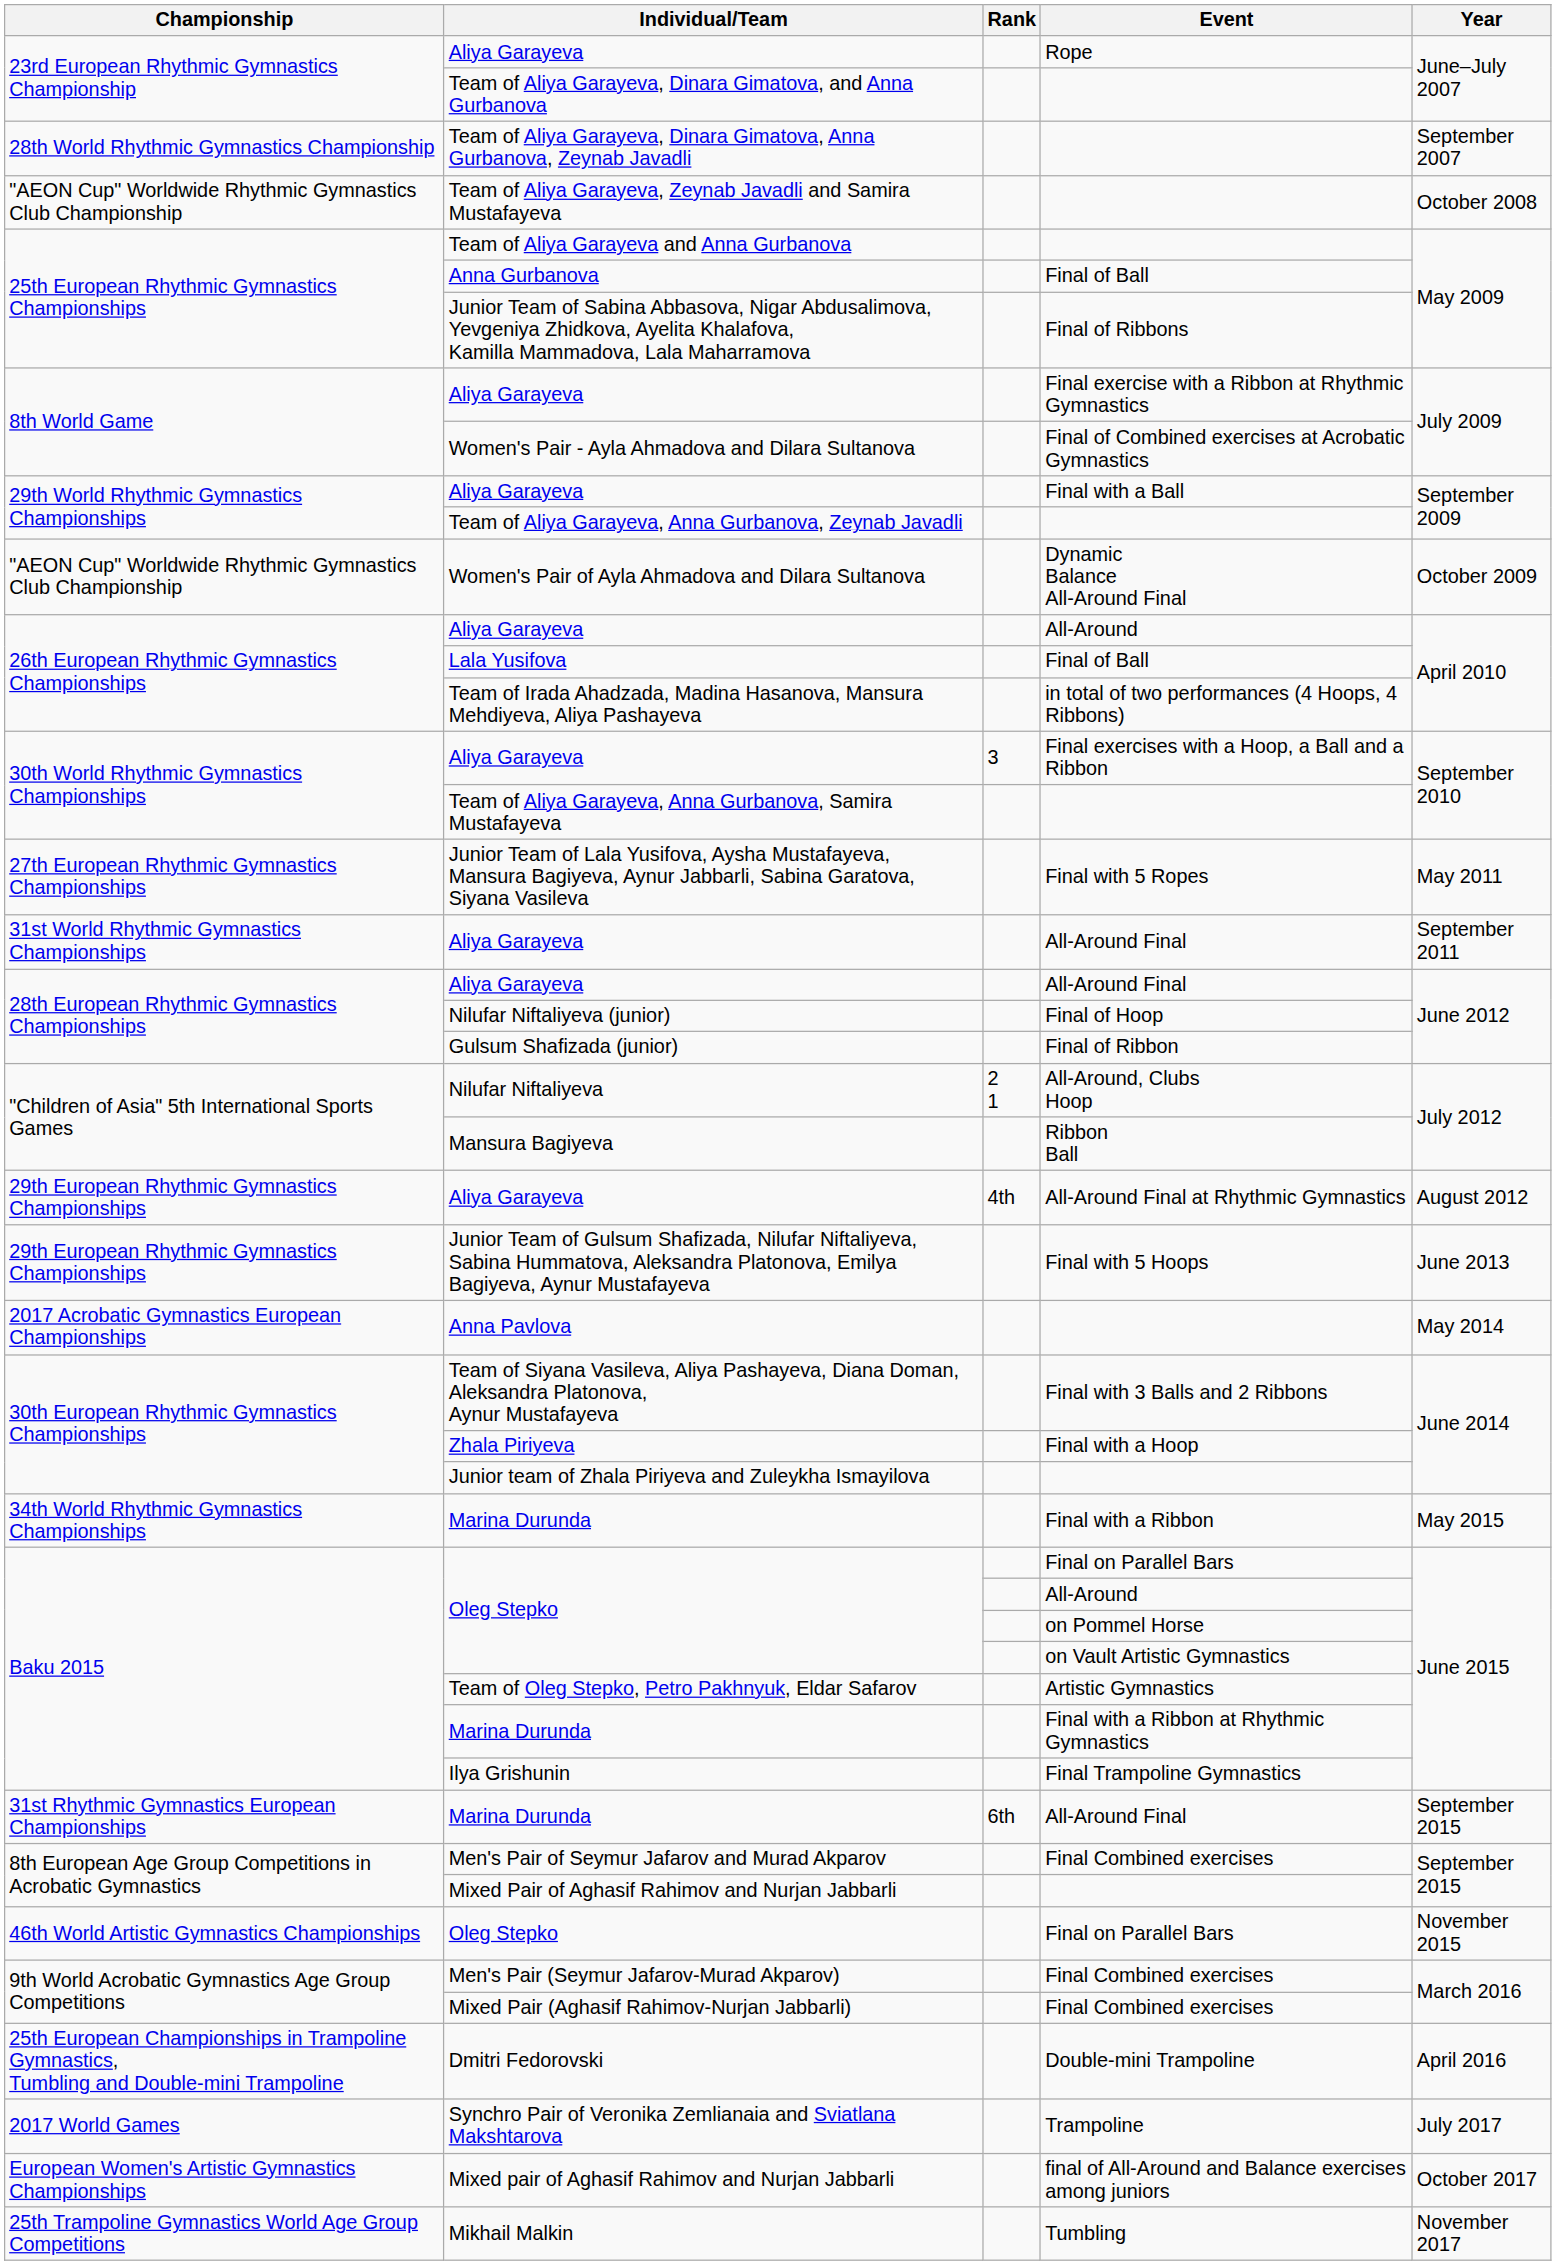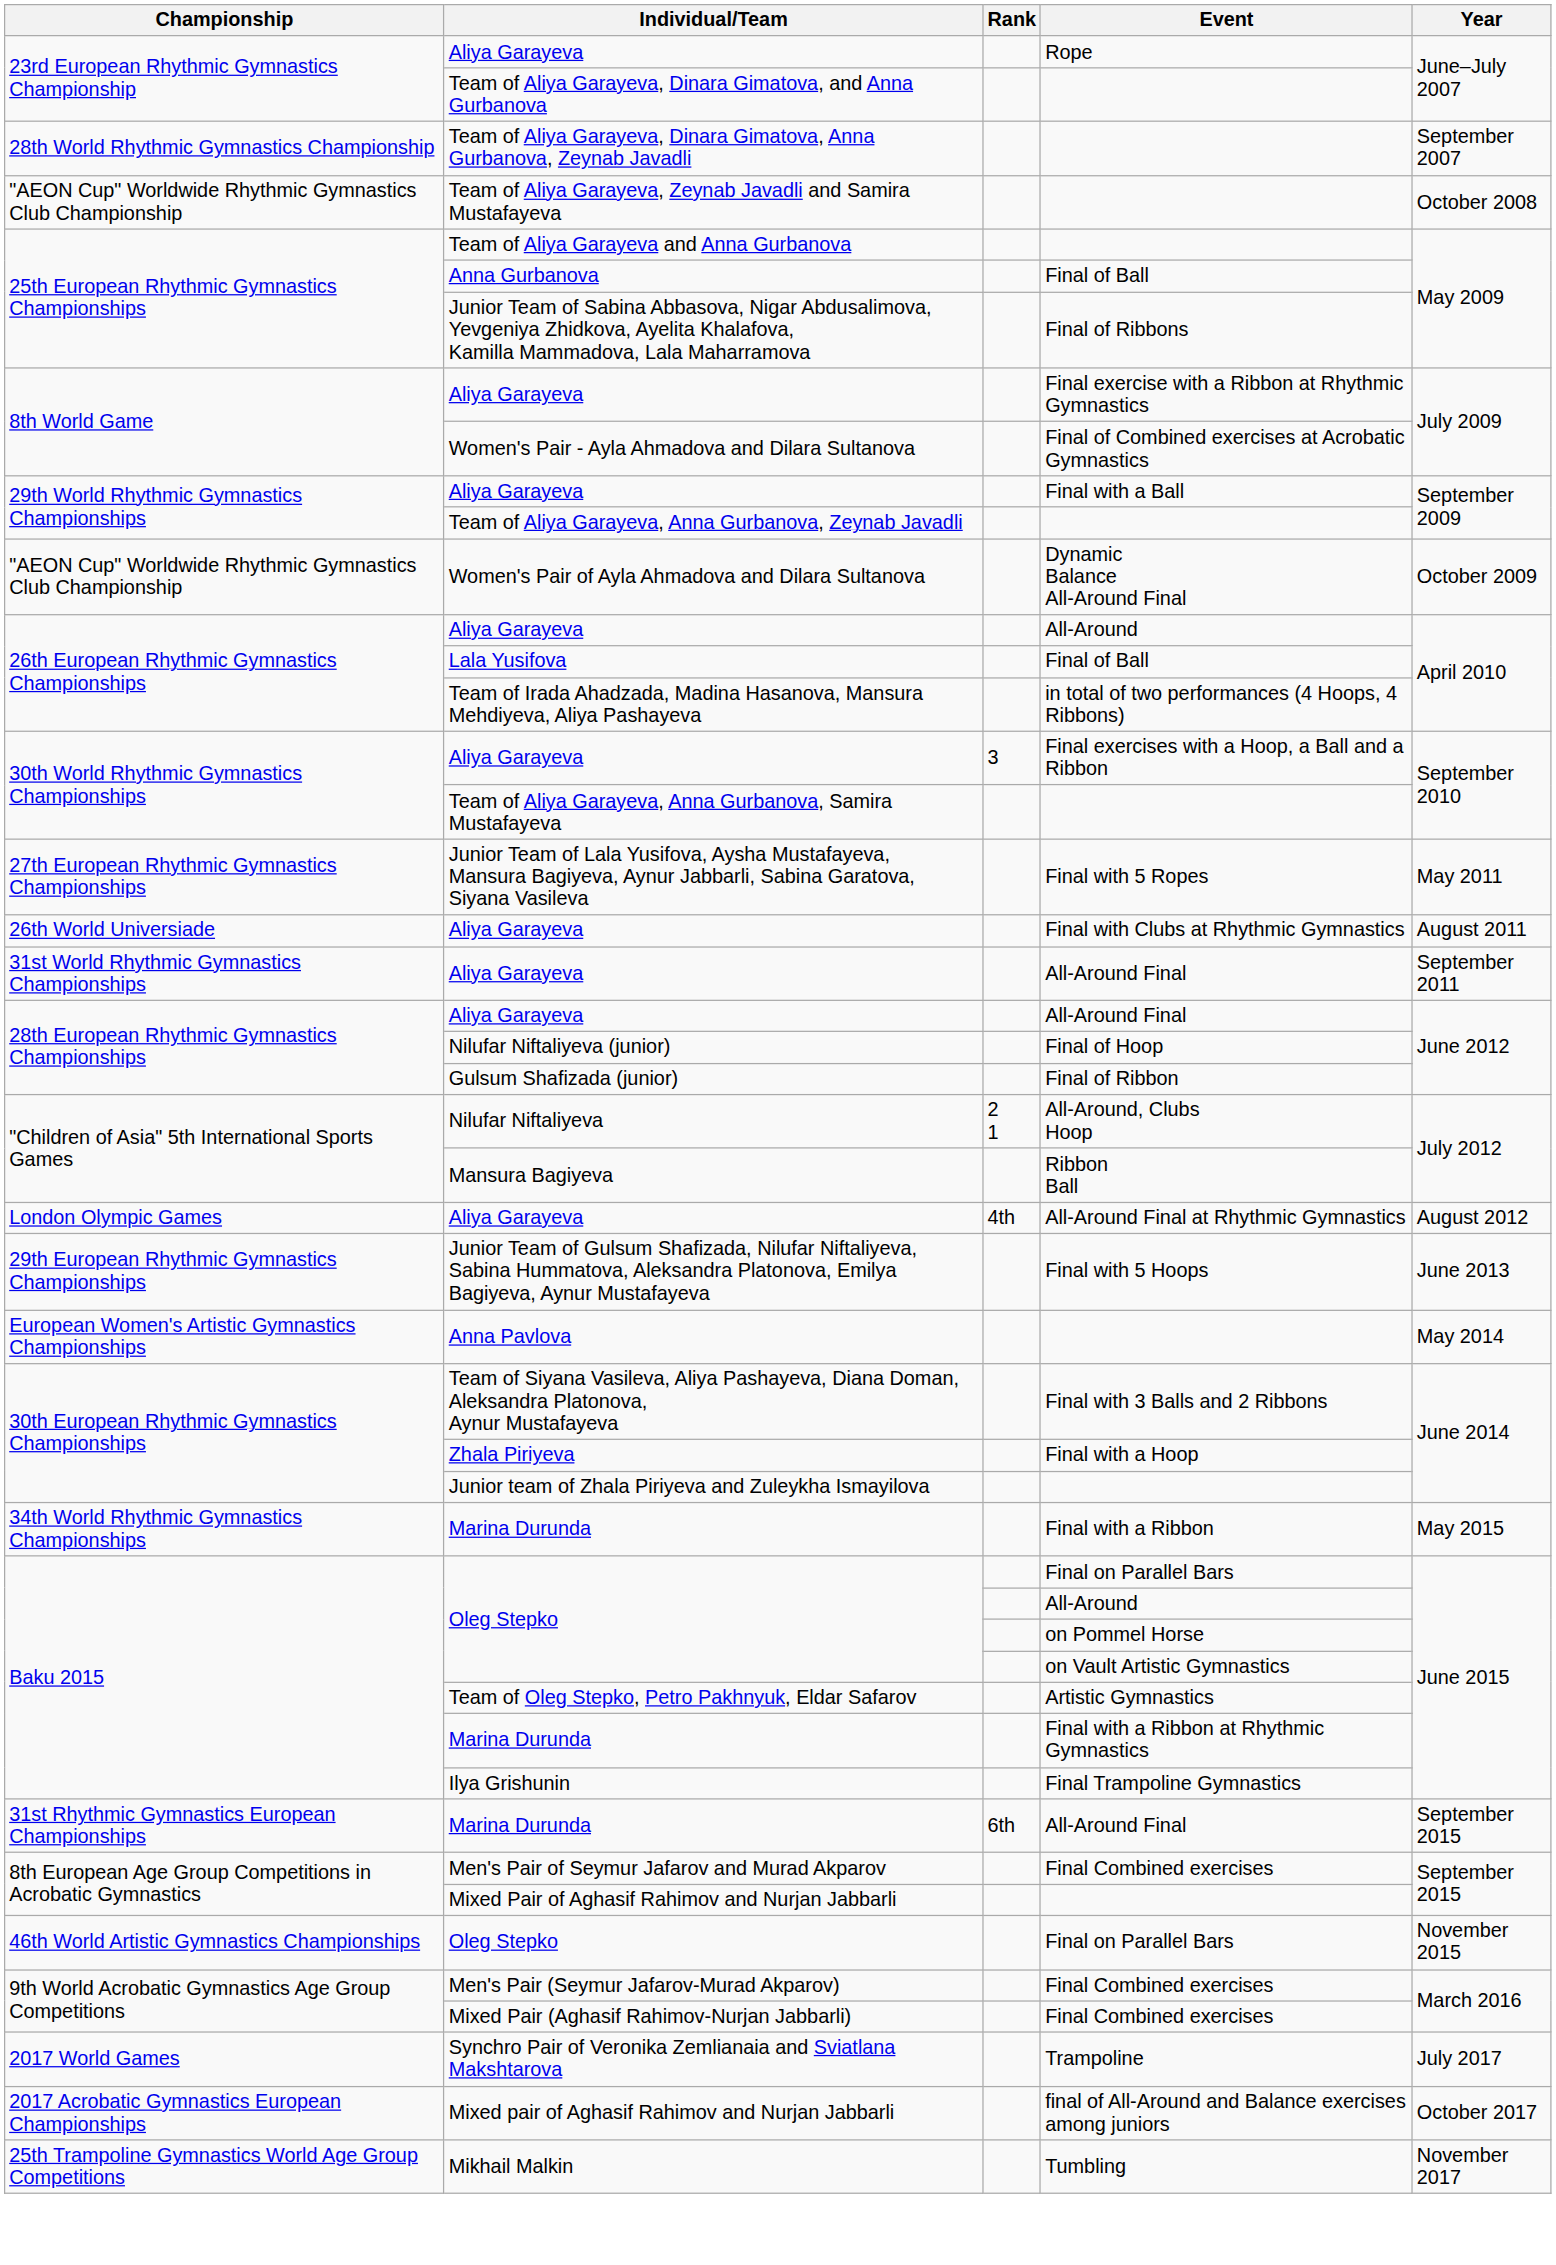+ row: (516, 930)
(173, 1197) 29th European Rhythmic Gymnastics Championships -> (116, 1217) London Olympic Games
(175, 1327) 2017 Acrobatic Gymnastics European Championships -> (182, 1336) European Women's Artistic Gymnastics Championships
- row: (526, 2061)
(182, 2179) European Women's Artistic Gymnastics Championships -> (175, 2112) 2017 Acrobatic Gymnastics European Championships
